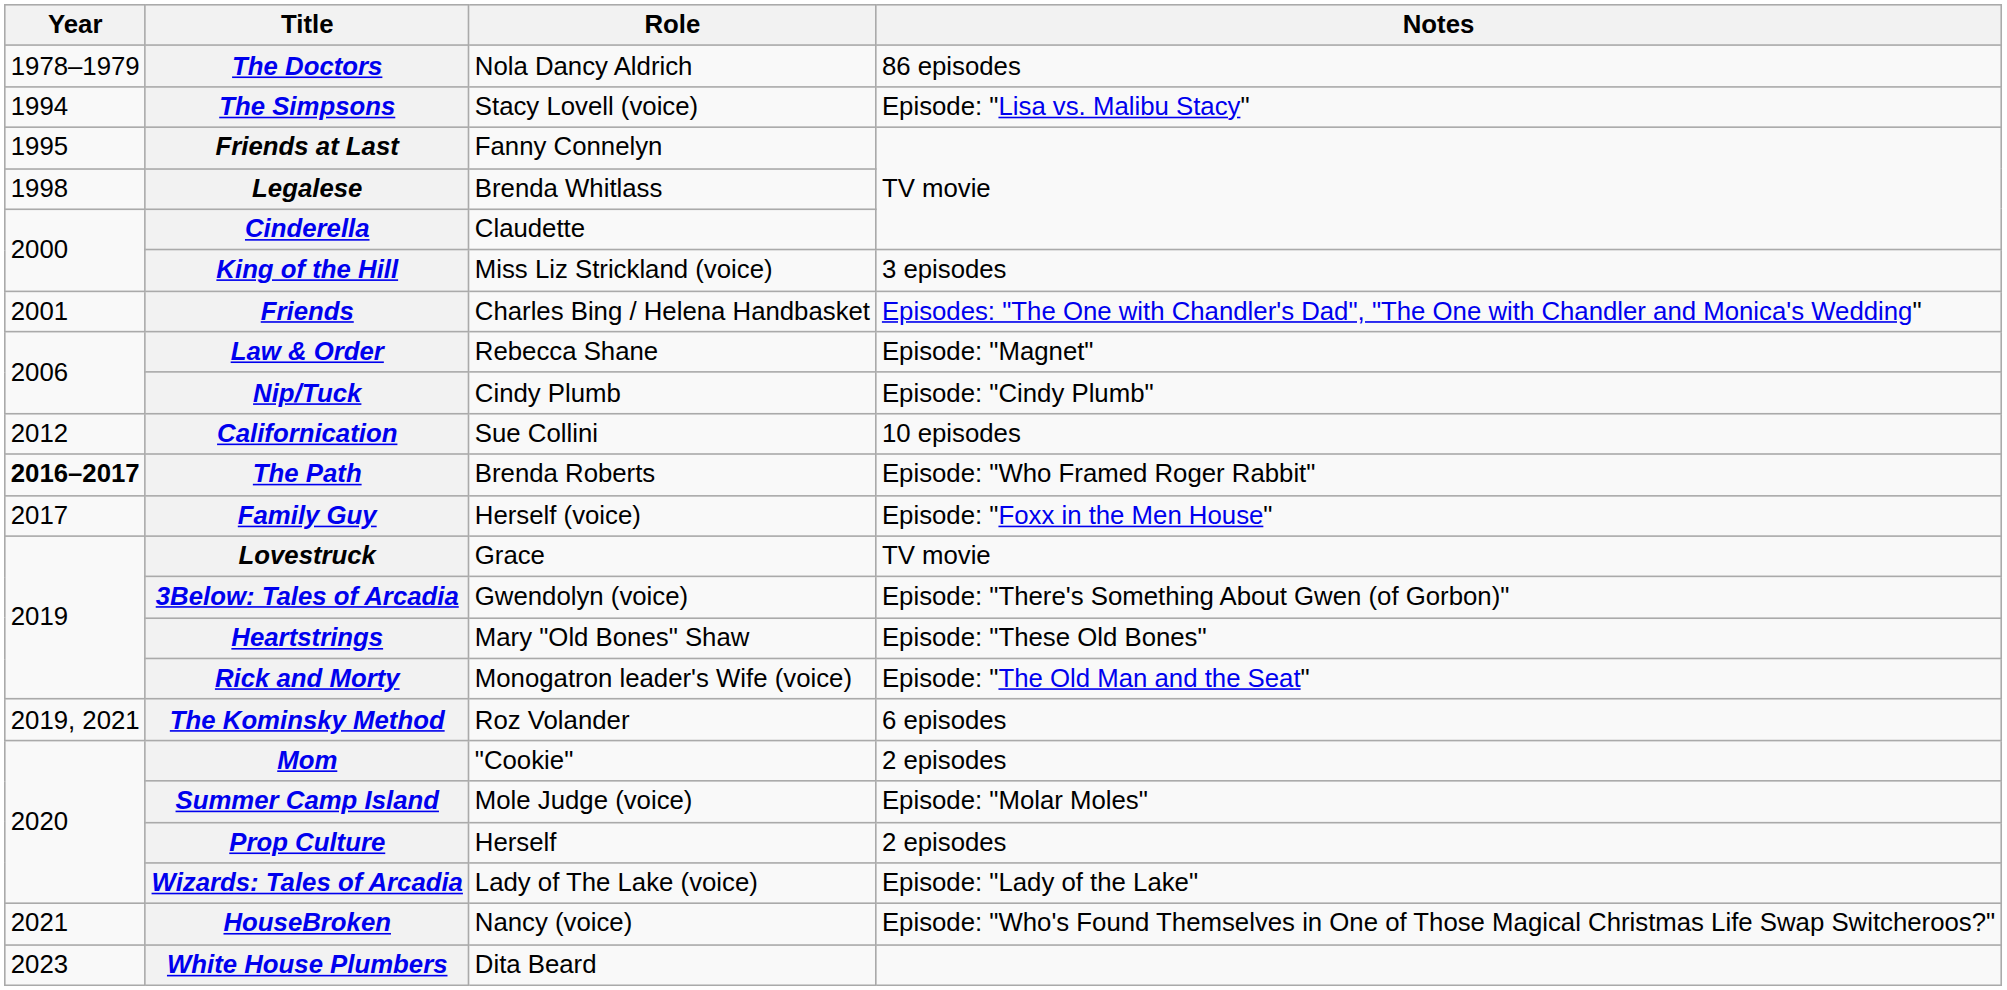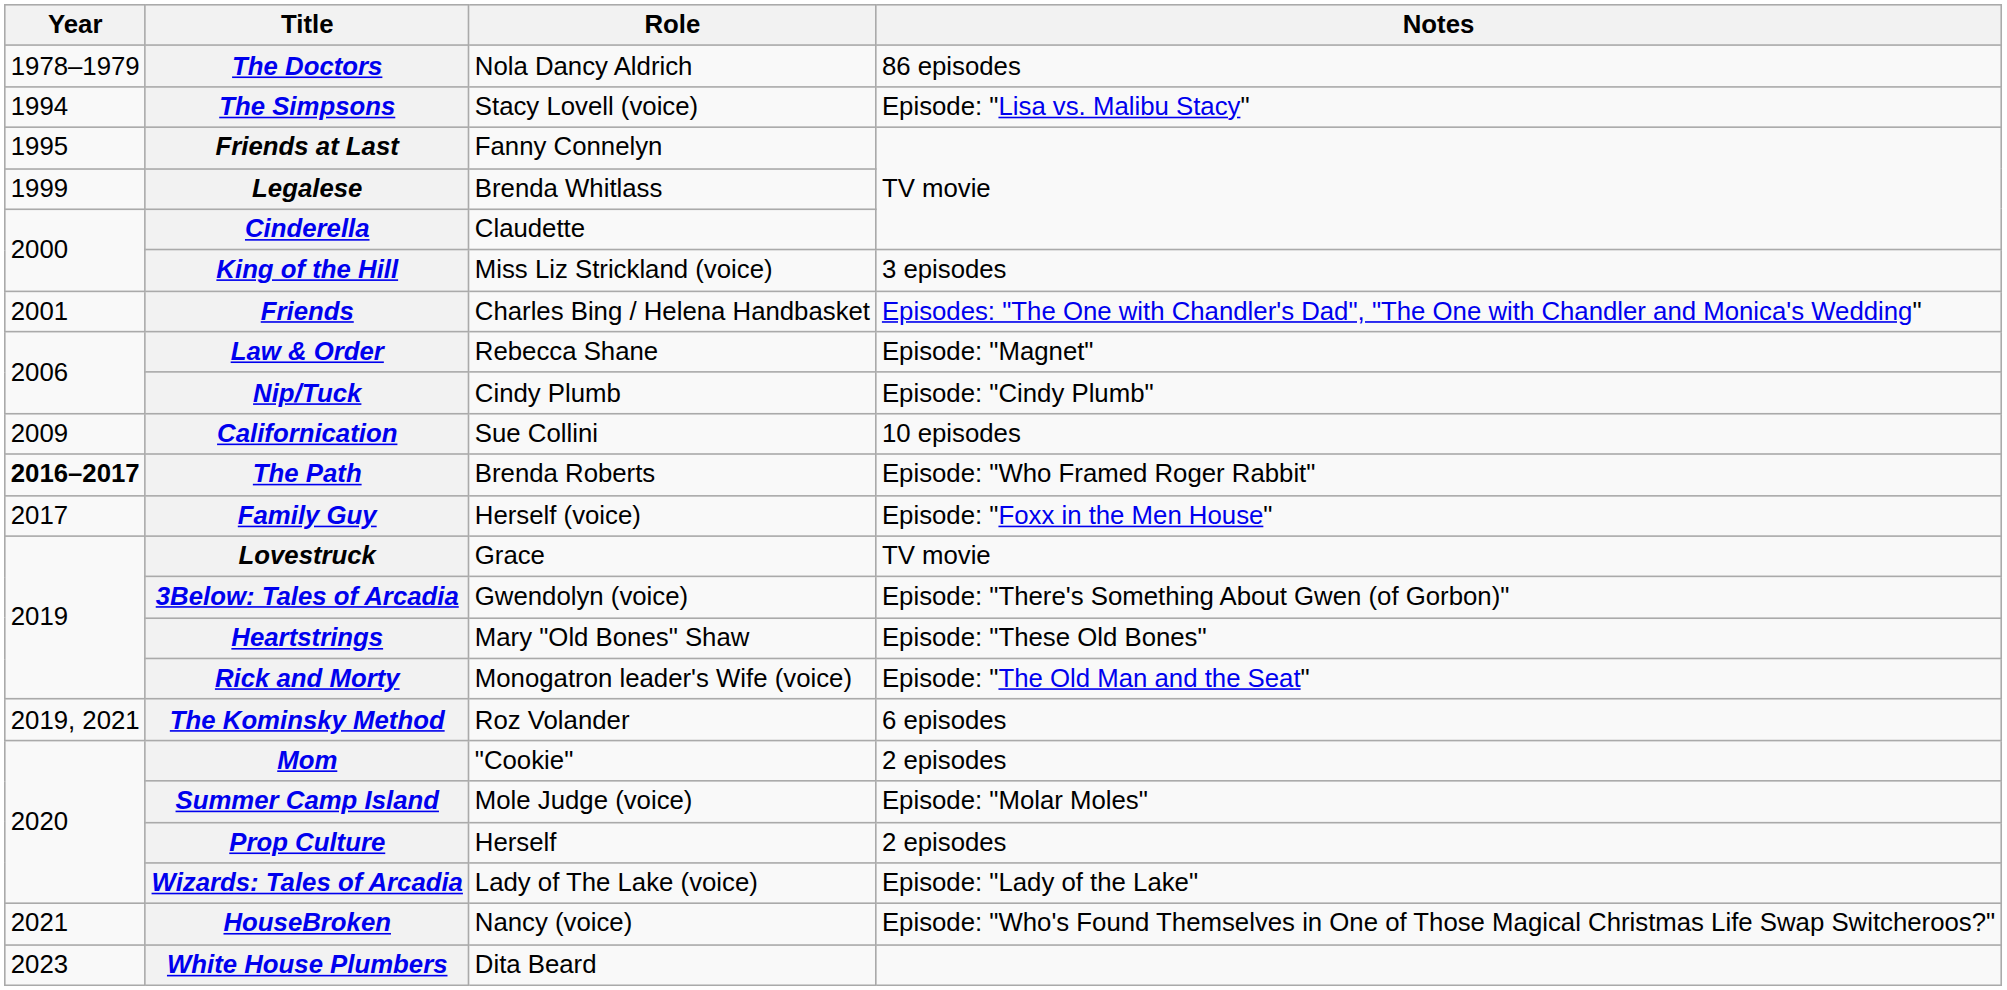(39, 188) 1998 -> (39, 188) 1999
(39, 433) 2012 -> (39, 433) 2009
